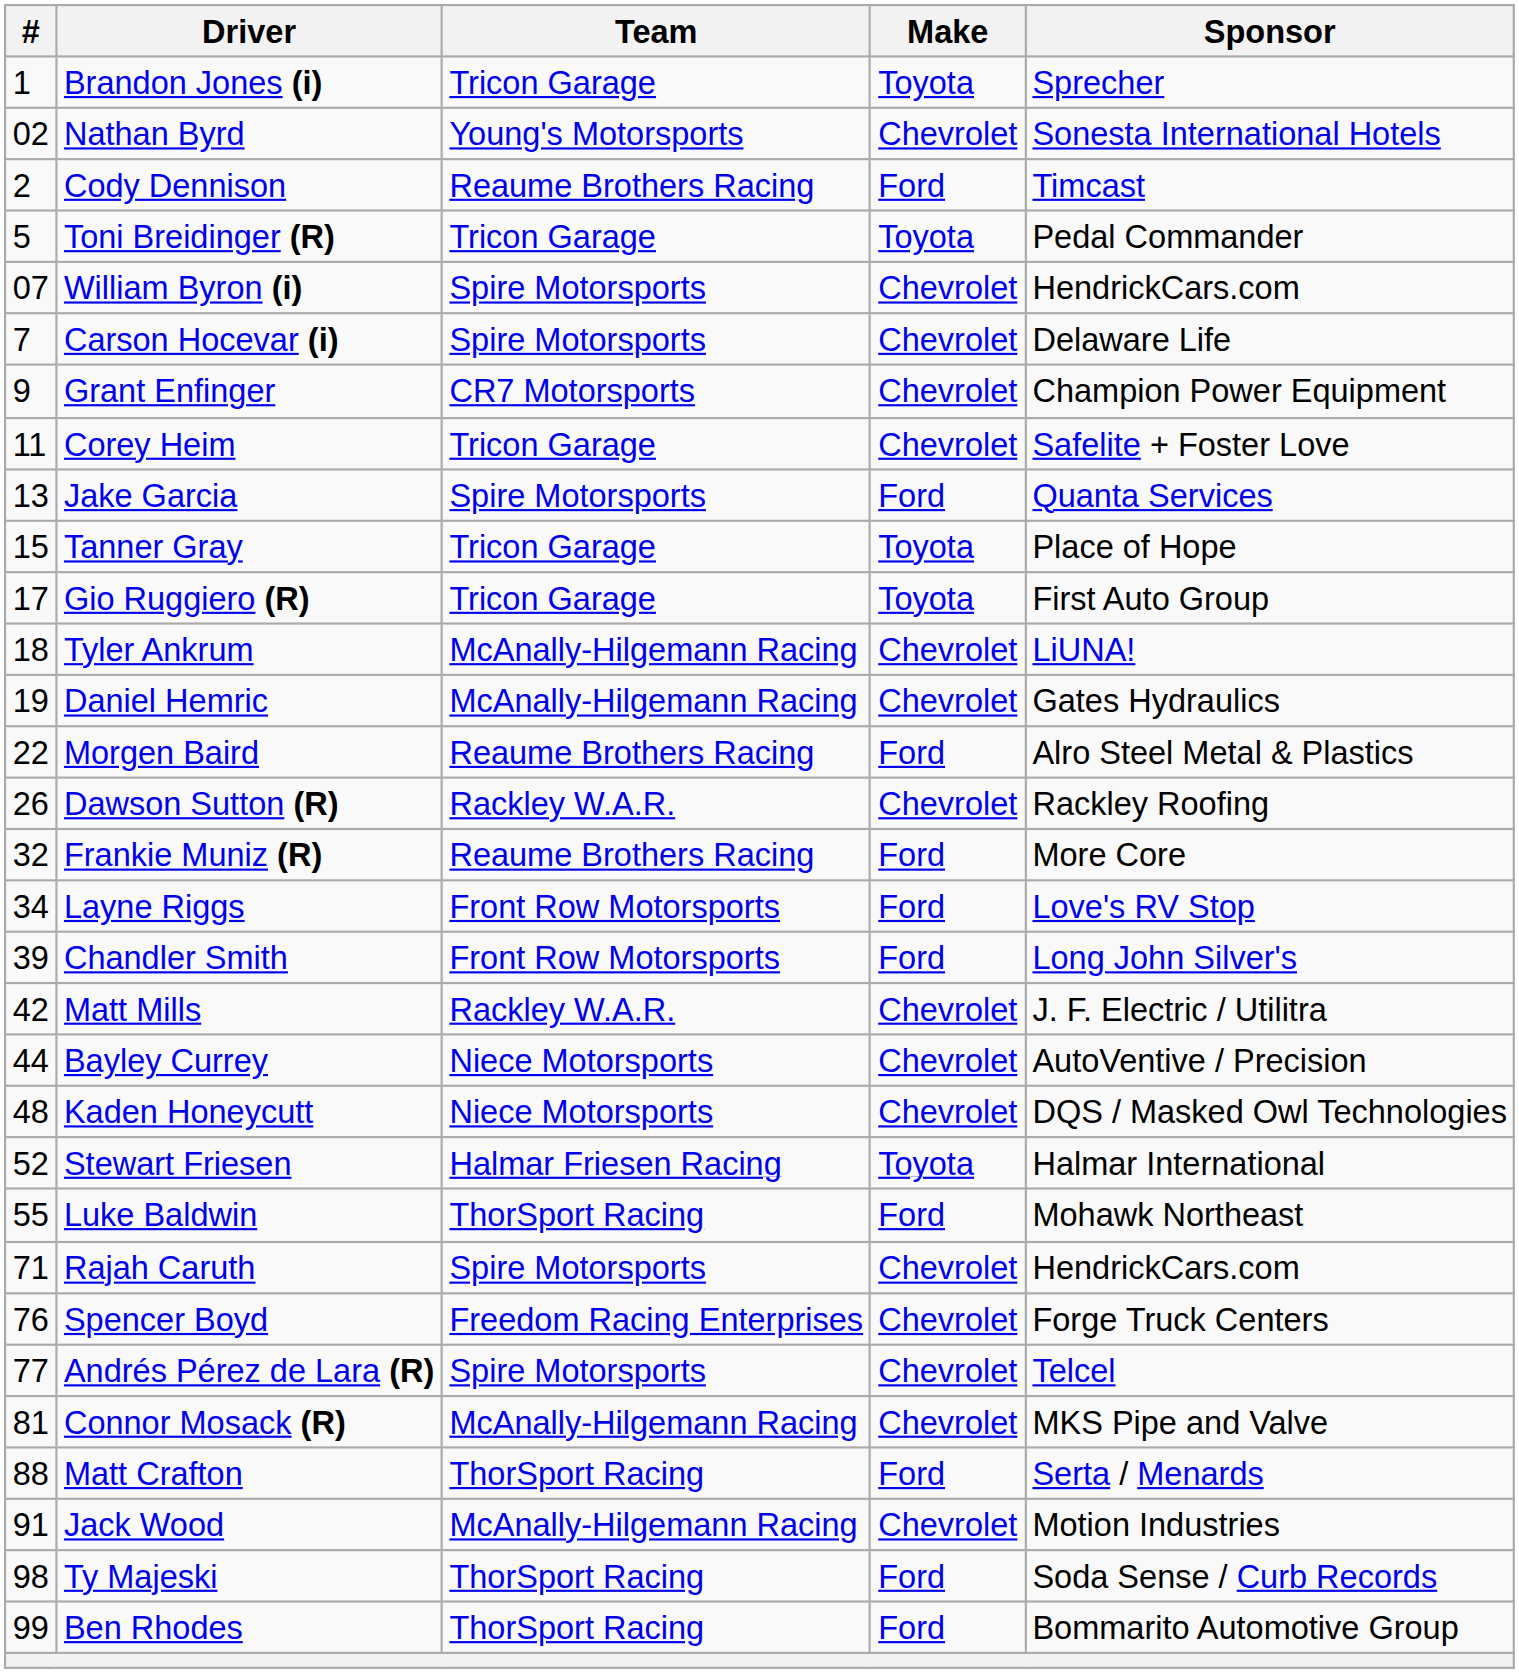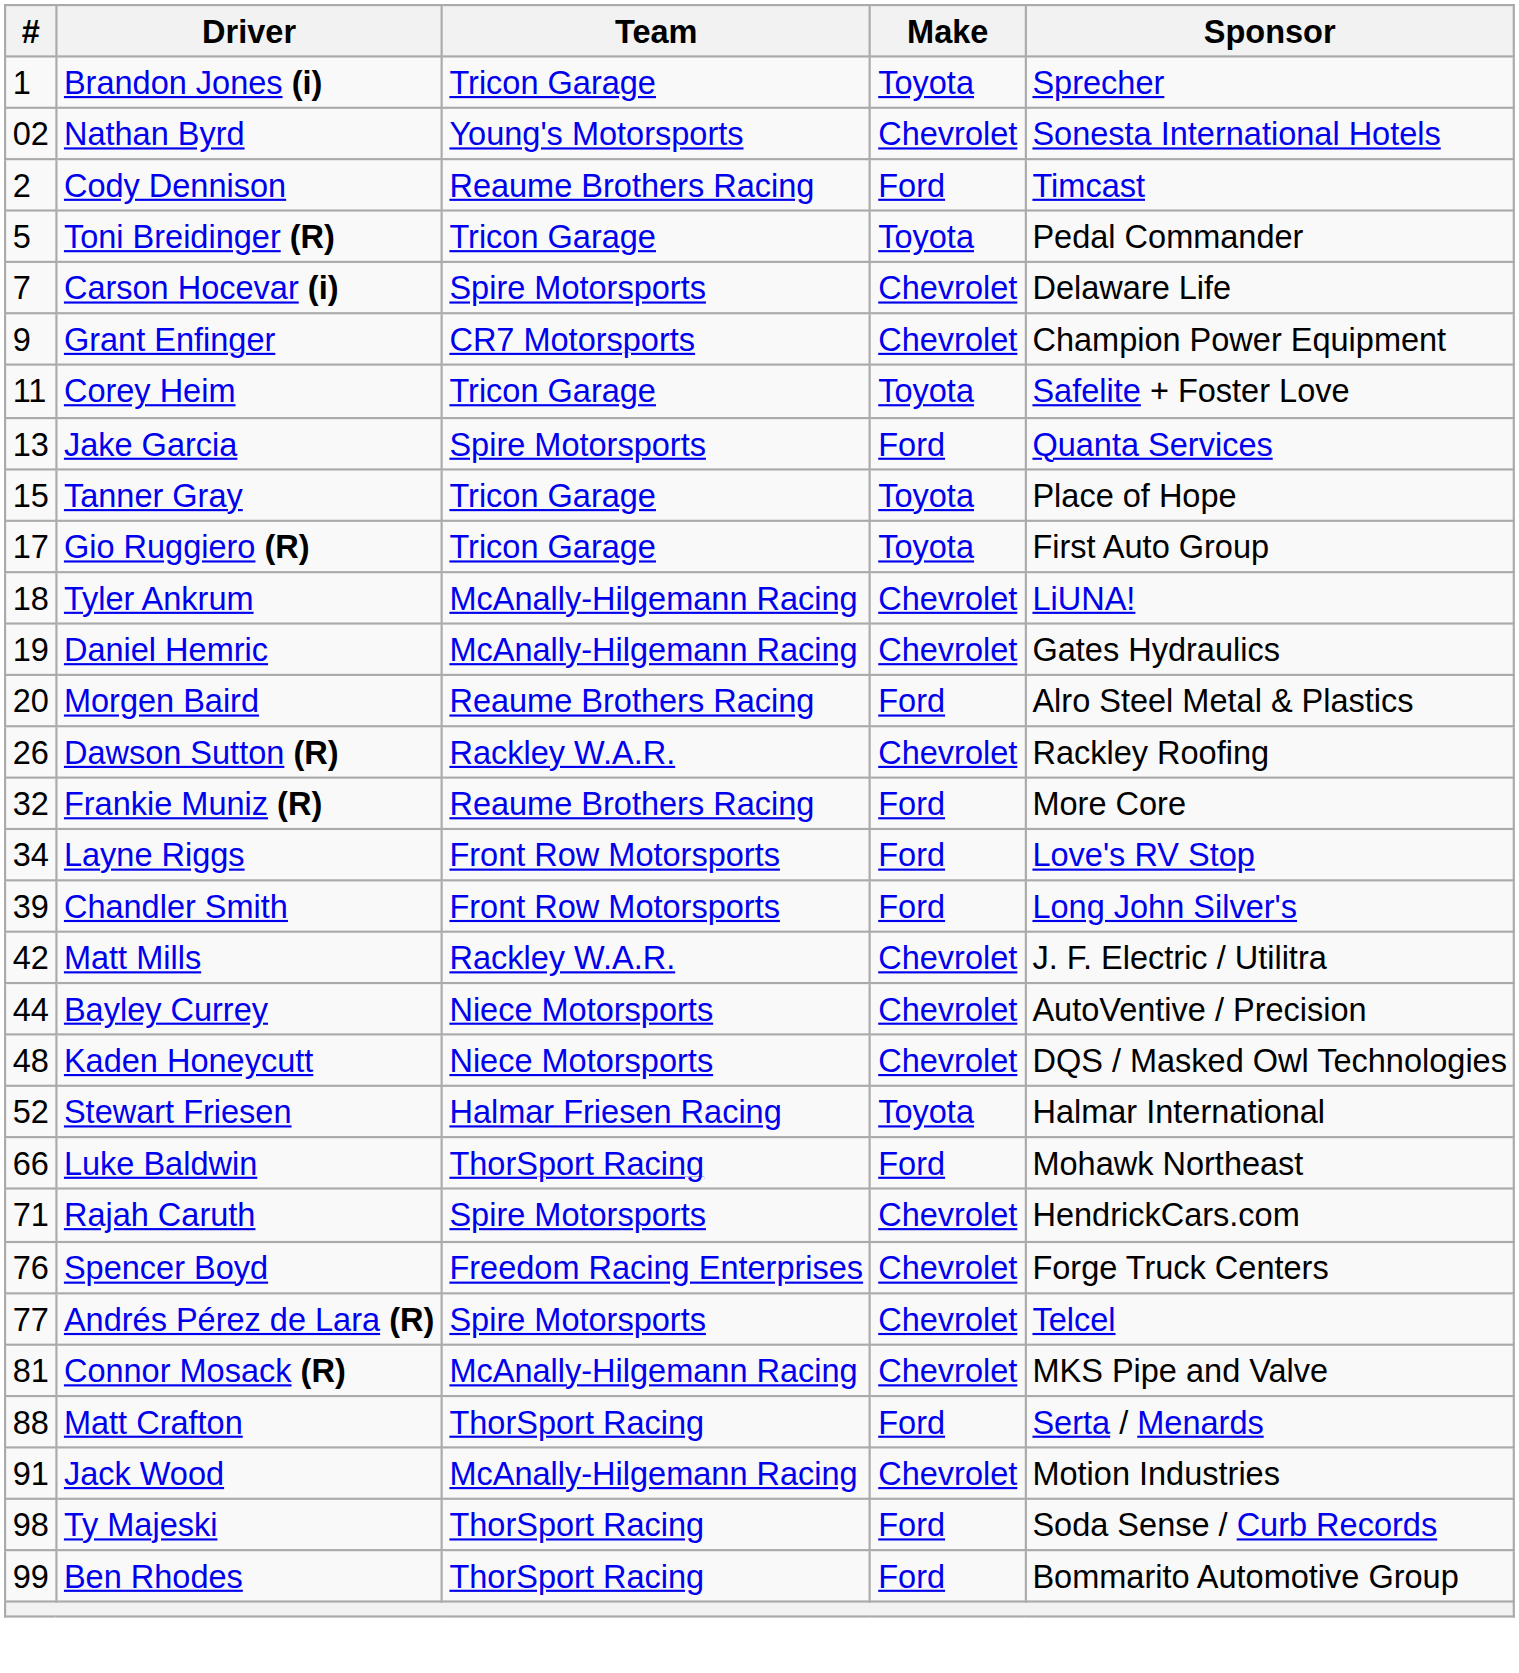- row: (183, 288)
(948, 443) Chevrolet -> (926, 391) Toyota
(31, 752) 22 -> (31, 700) 20
(31, 1215) 55 -> (31, 1164) 66
